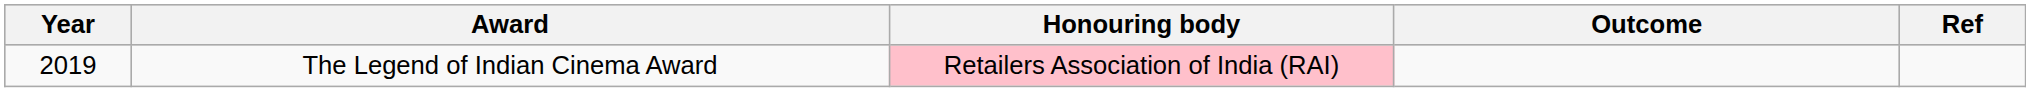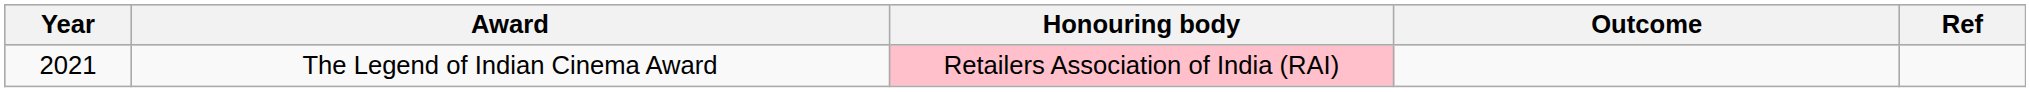(68, 65) 2019 -> (68, 65) 2021
